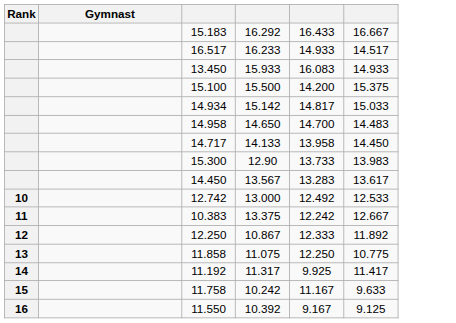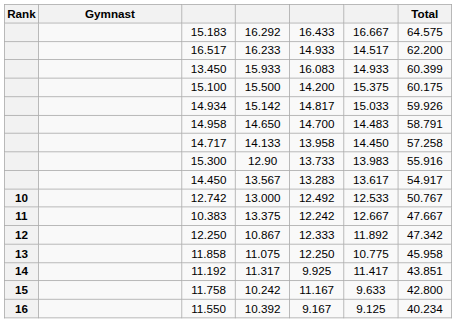+ column: (425, 14)
